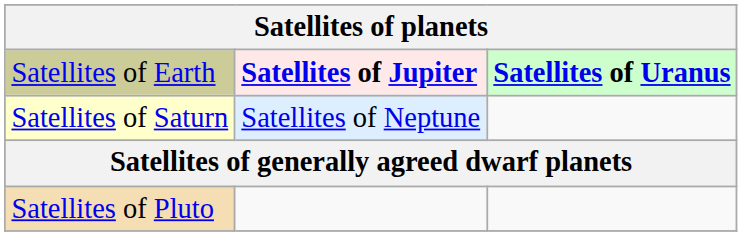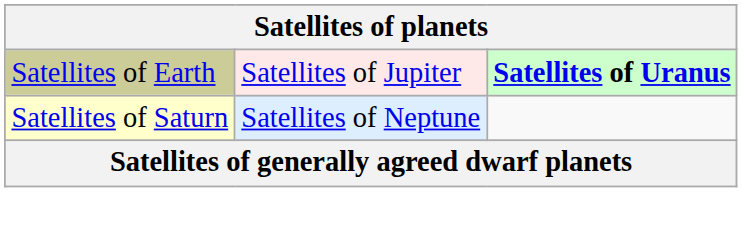(359, 72) bold -> (351, 72) normal
- row: (113, 207)
